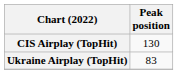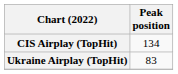(151, 43) 130 -> (151, 43) 134
